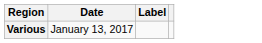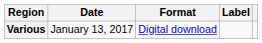+ column: (178, 13)
